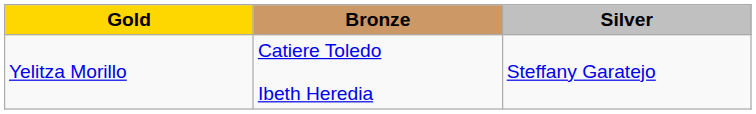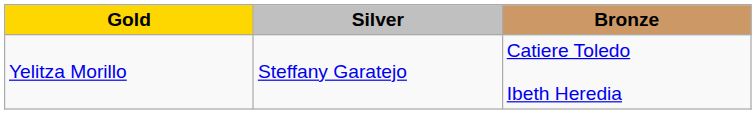columns swapped: (627, 19) <-> (378, 19)
